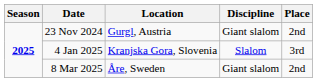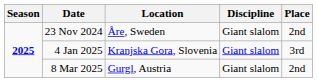(139, 32) Gurgl, Austria -> (136, 32) Åre, Sweden
(251, 50) Slalom -> (251, 50) Giant slalom
(136, 68) Åre, Sweden -> (139, 68) Gurgl, Austria
